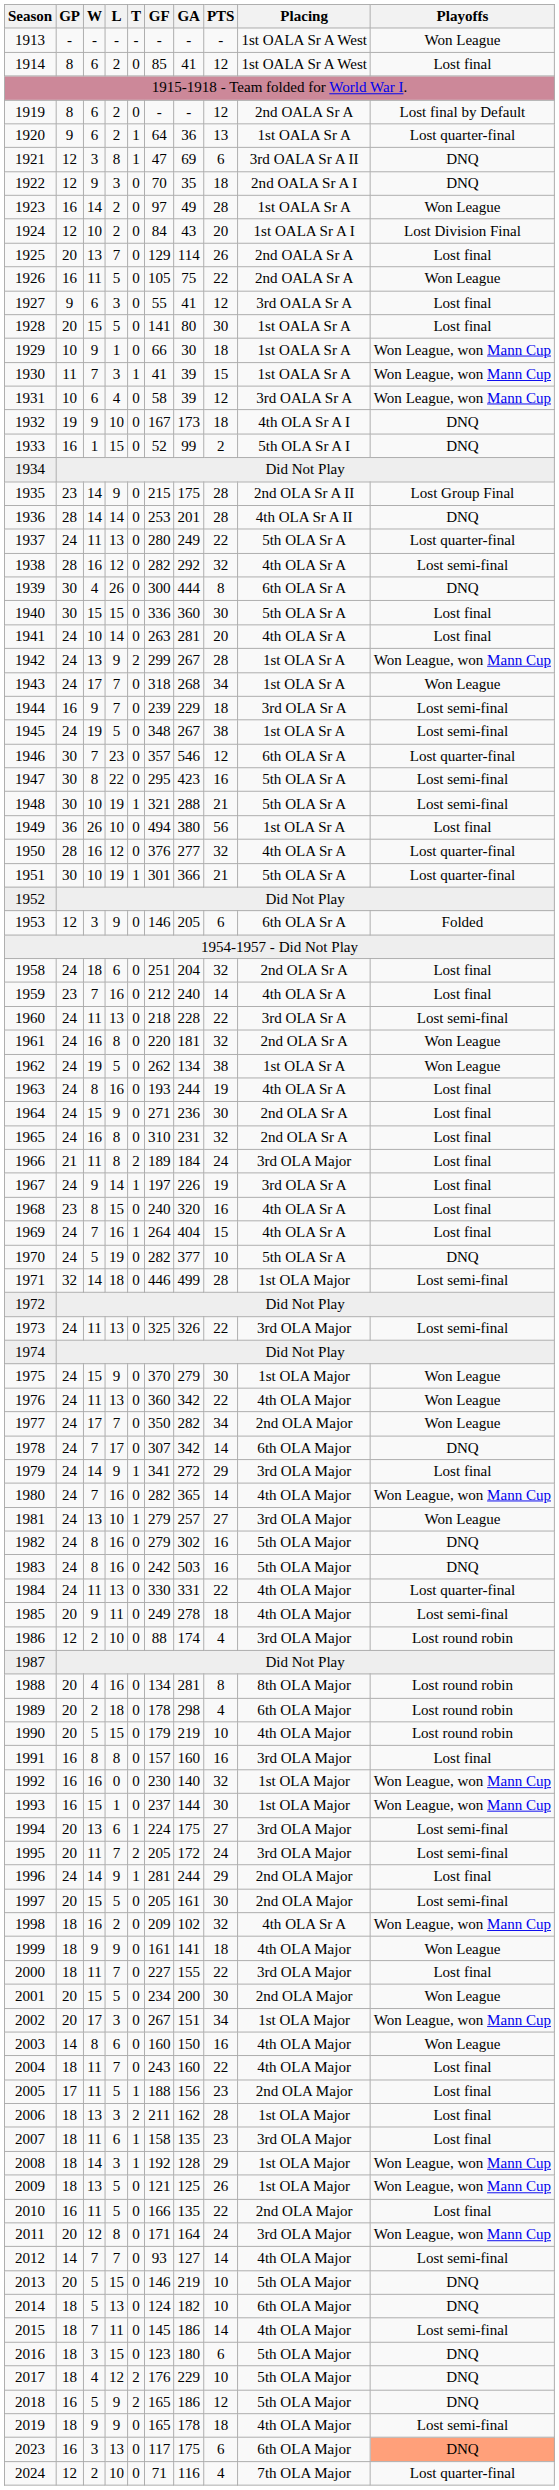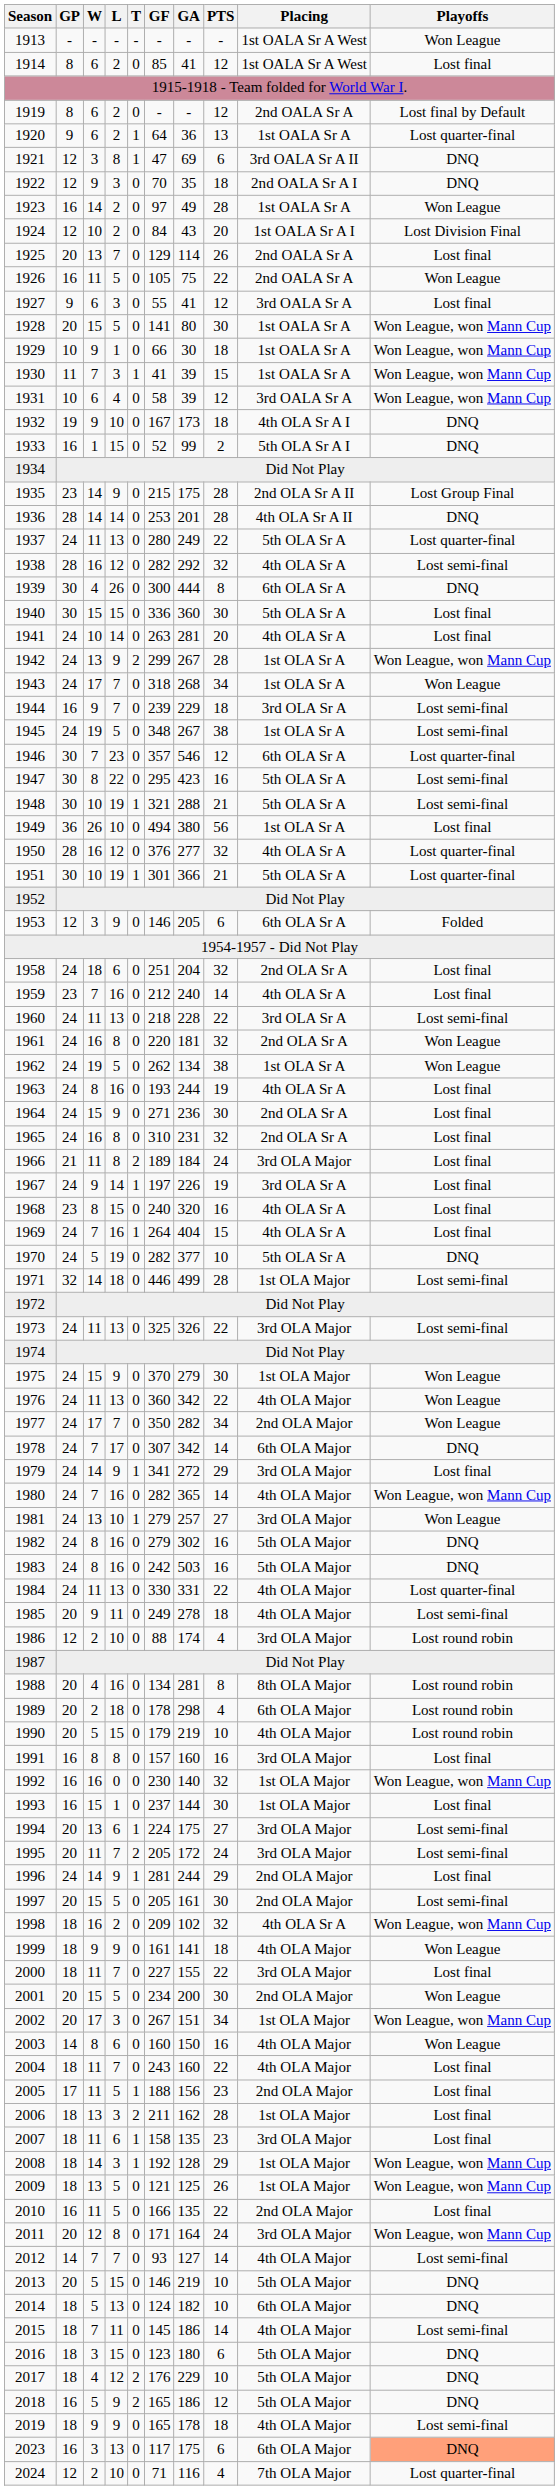(462, 326) Lost final -> (462, 326) Won League, won Mann Cup
(462, 1805) Won League, won Mann Cup -> (462, 1805) Lost final
